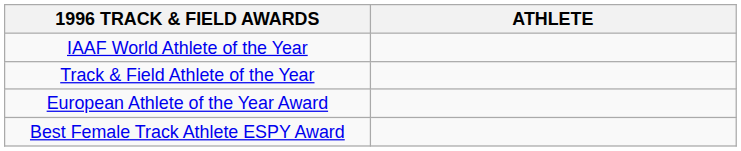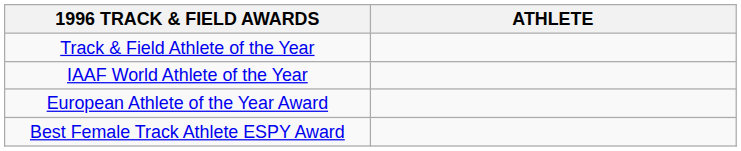rows swapped: (187, 47) <-> (187, 76)
